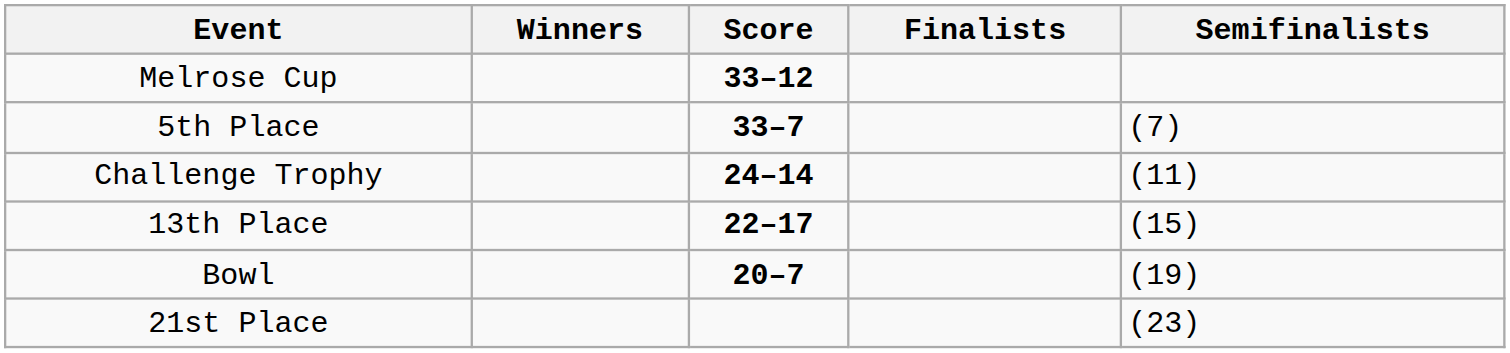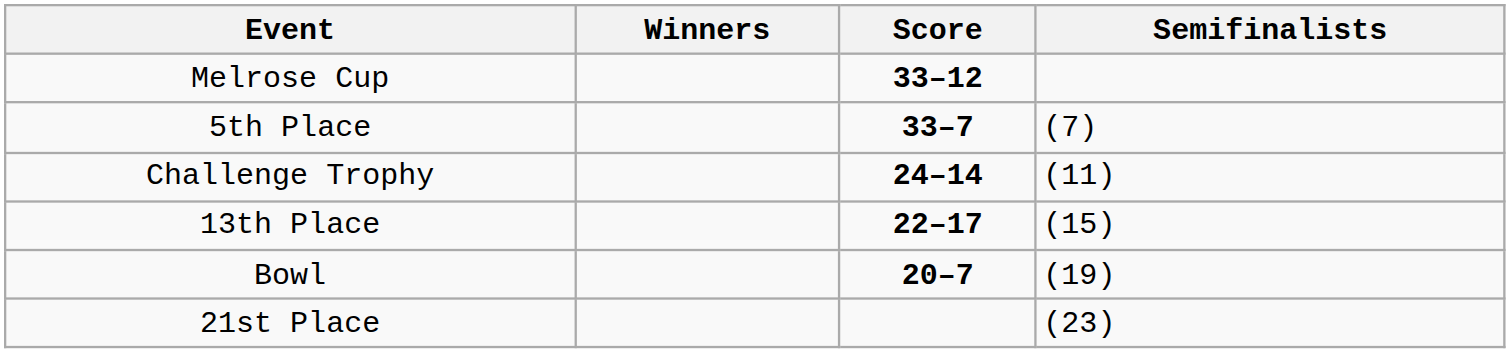- column: (985, 30)
